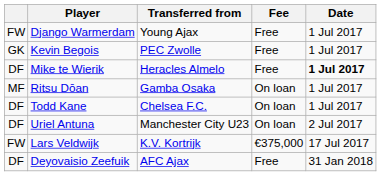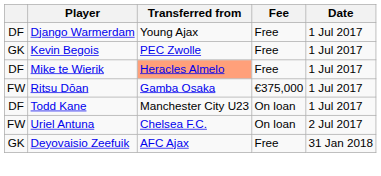(16, 32) FW -> (16, 32) DF
(182, 69) no background -> (182, 69) lightsalmon background
(337, 69) bold -> (336, 69) normal
(16, 87) MF -> (16, 87) FW
(275, 87) On loan -> (279, 87) €375,000
(173, 106) Chelsea F.C. -> (195, 106) Manchester City U23
(16, 124) DF -> (16, 124) FW
(195, 124) Manchester City U23 -> (173, 124) Chelsea F.C.
- row: (65, 143)
(16, 161) DF -> (16, 143) GK
